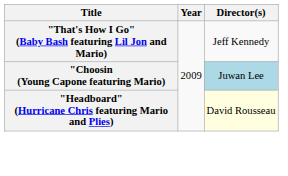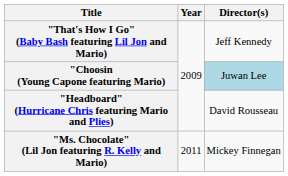(241, 110) lightyellow background -> (244, 110) no background
+ row: (91, 151)
